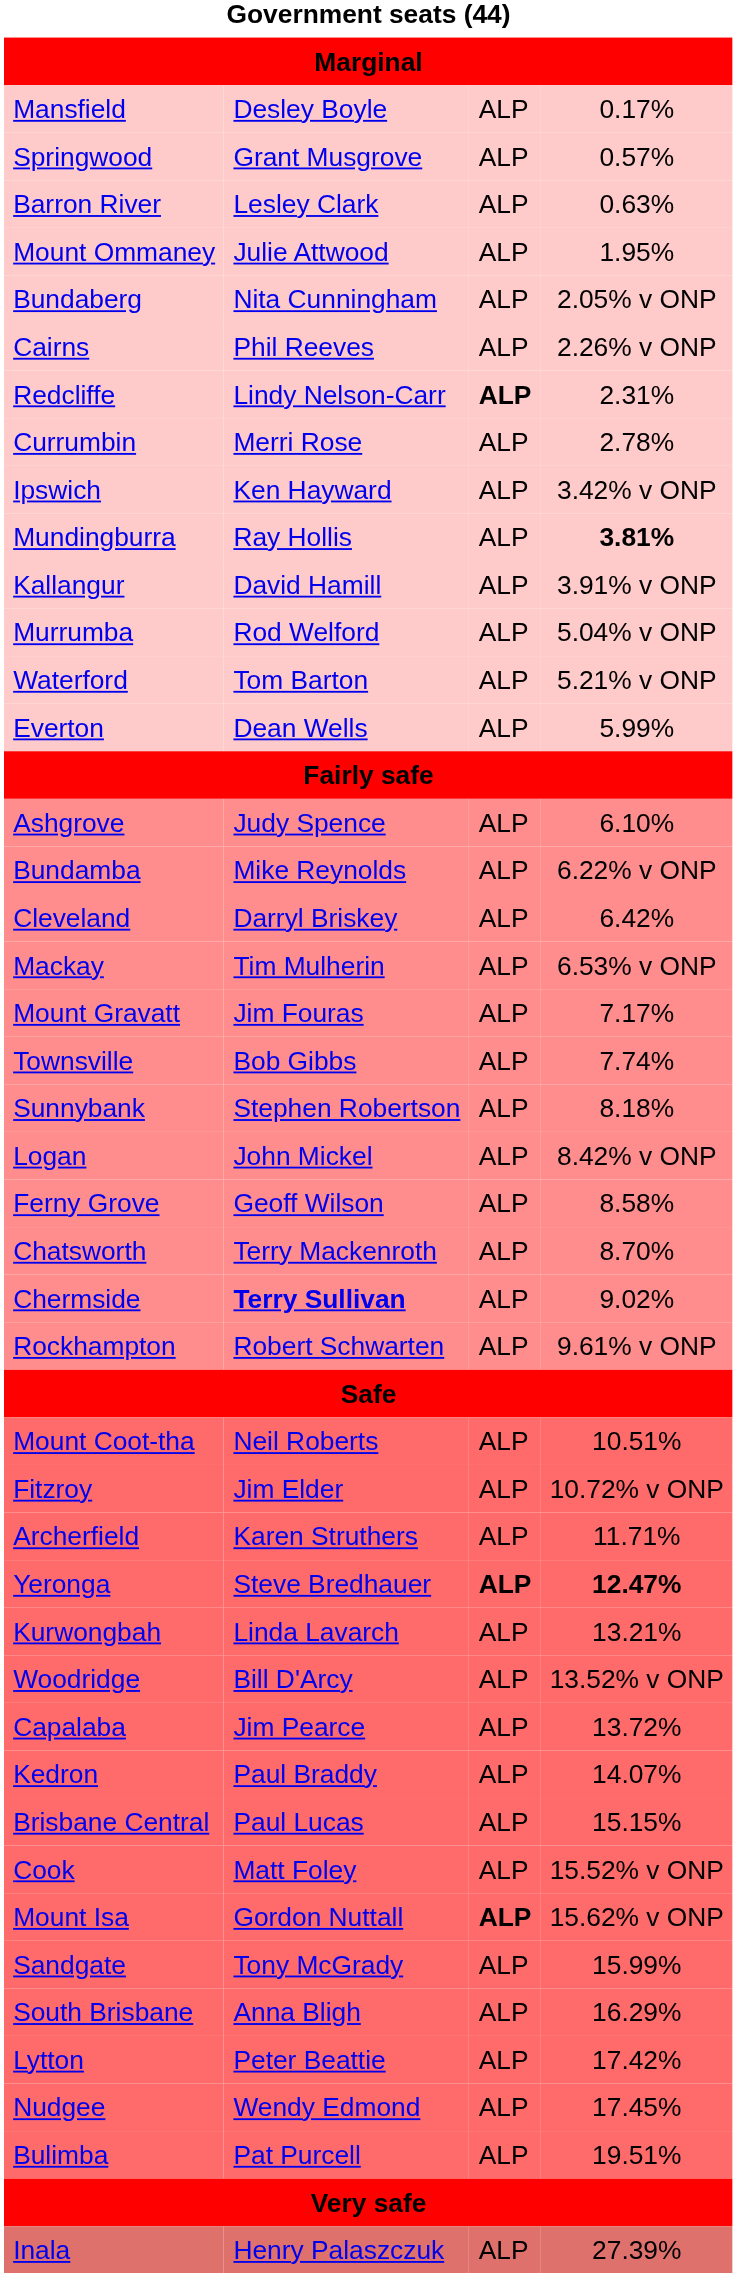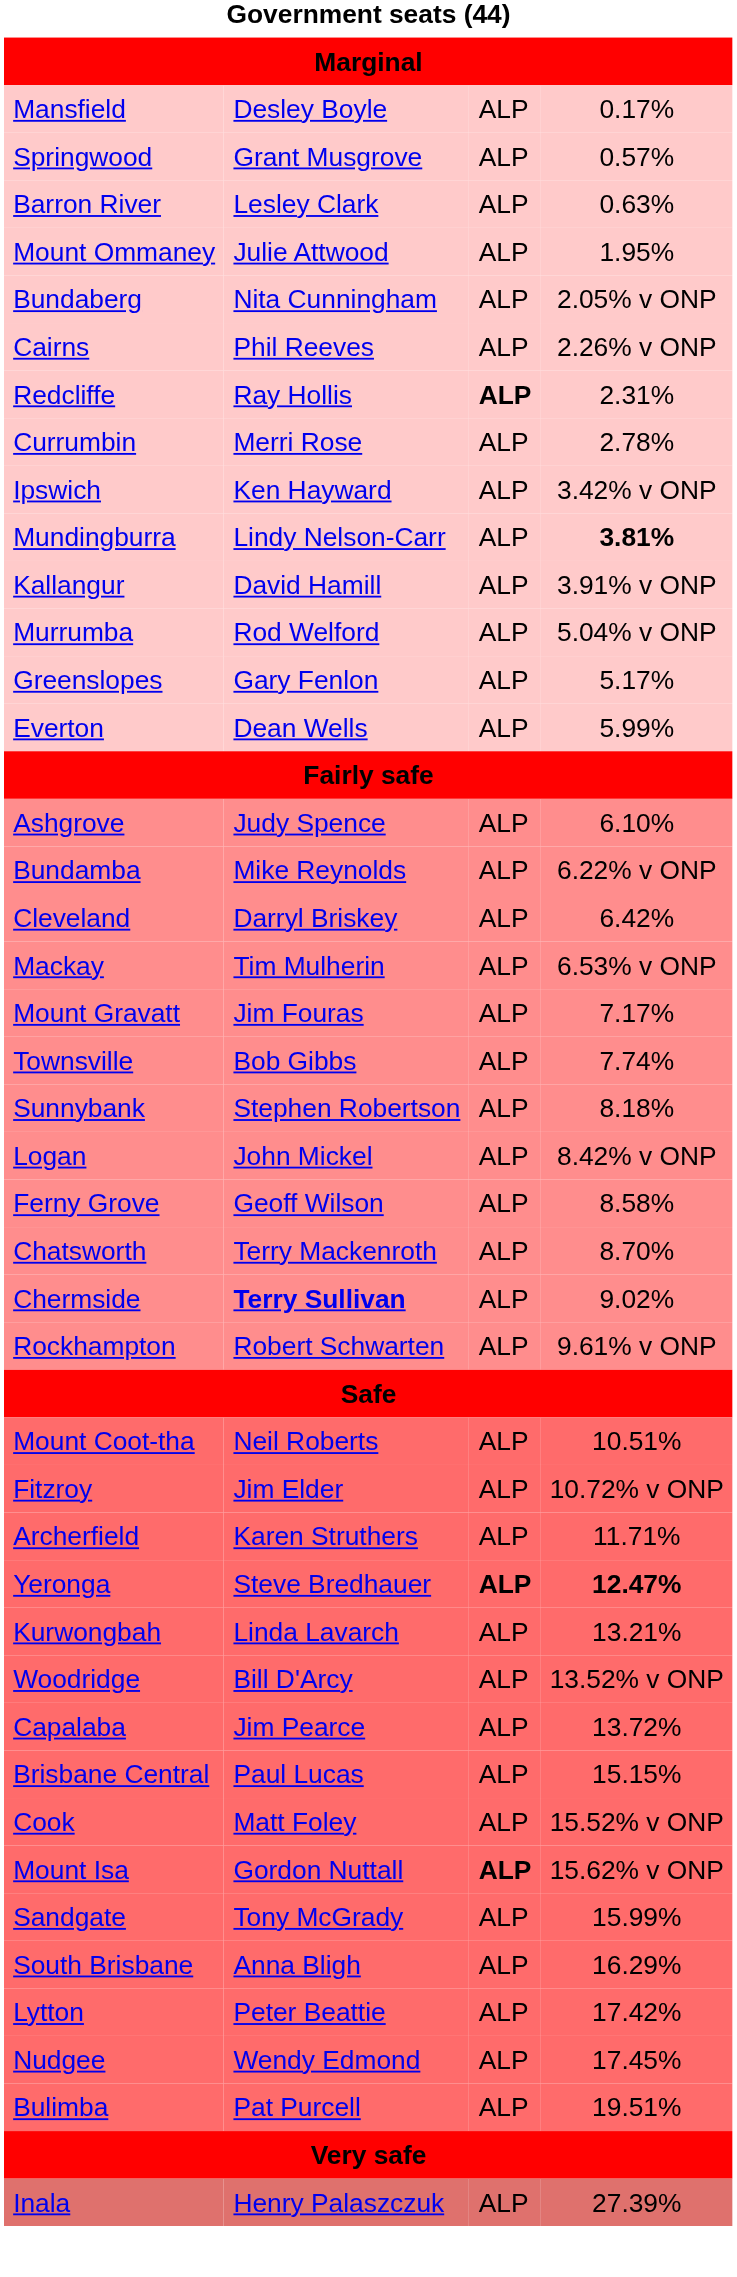(340, 394) Lindy Nelson-Carr -> (293, 394) Ray Hollis
(293, 537) Ray Hollis -> (340, 537) Lindy Nelson-Carr
+ row: (88, 679)
- row: (70, 679)
- row: (56, 1774)
